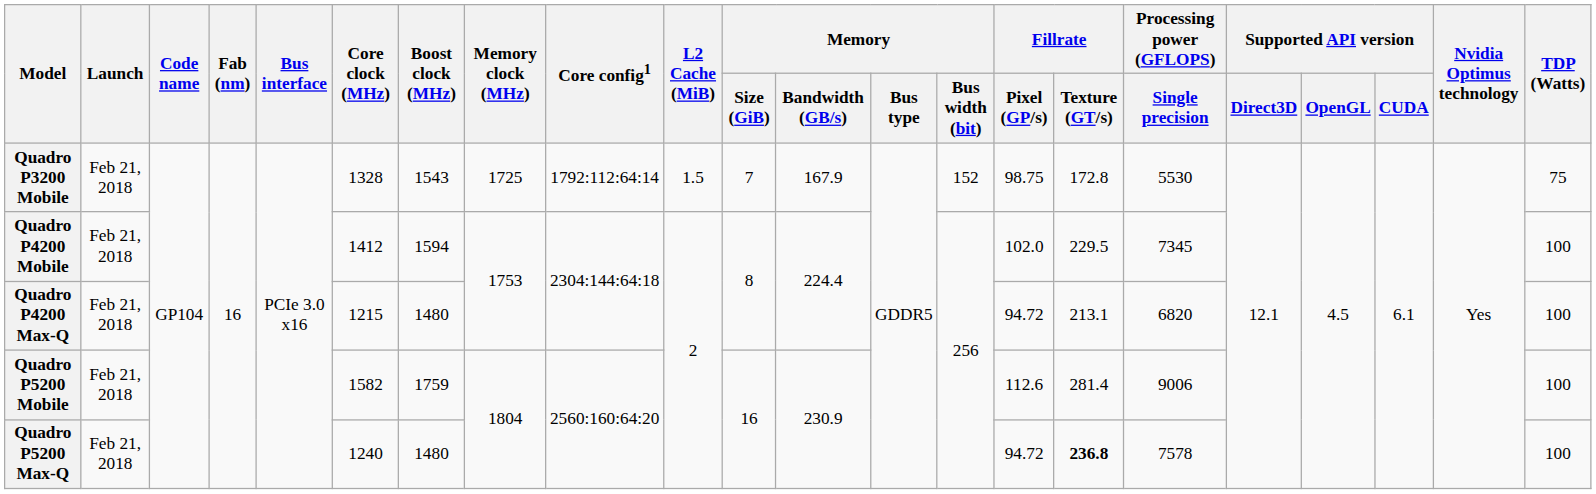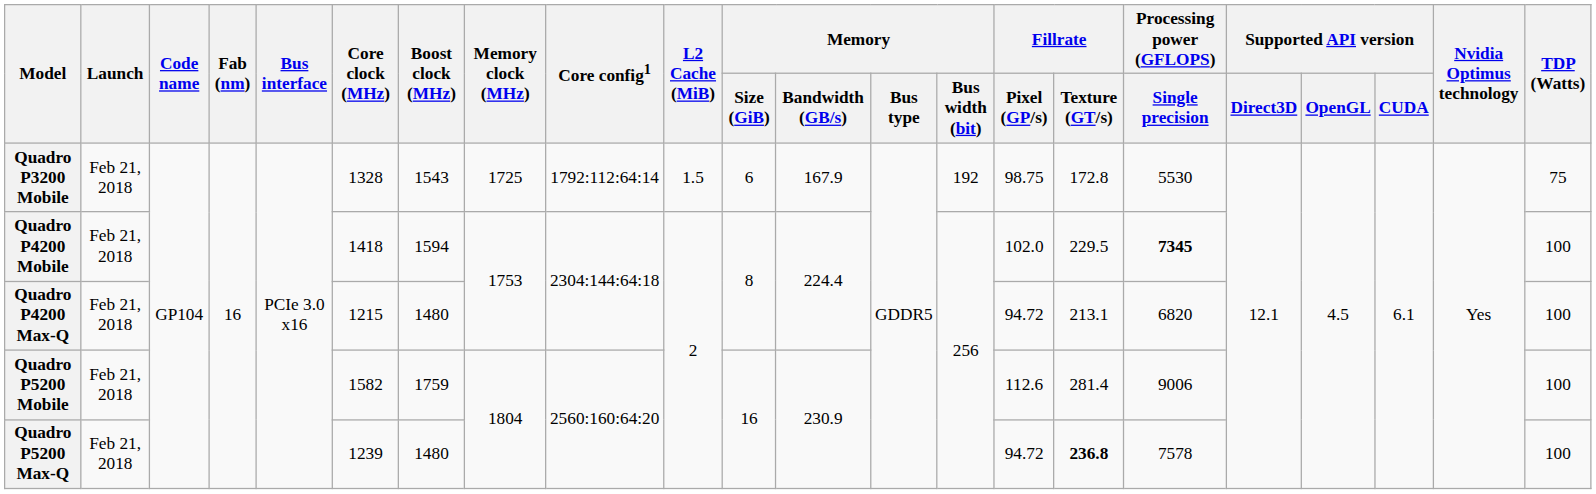(749, 176) 7 -> (749, 176) 6
(966, 176) 152 -> (966, 176) 192
(366, 246) 1412 -> (366, 246) 1418
(1175, 246) normal -> (1175, 246) bold
(366, 453) 1240 -> (366, 453) 1239
